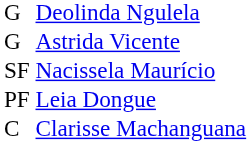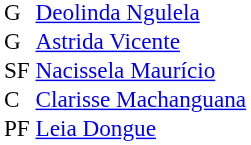rows swapped: (17, 99) <-> (12, 128)
